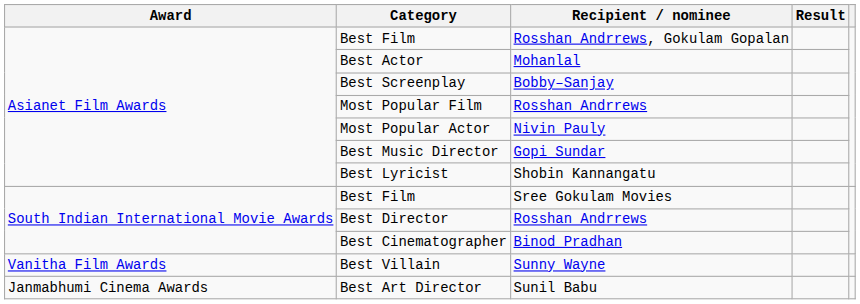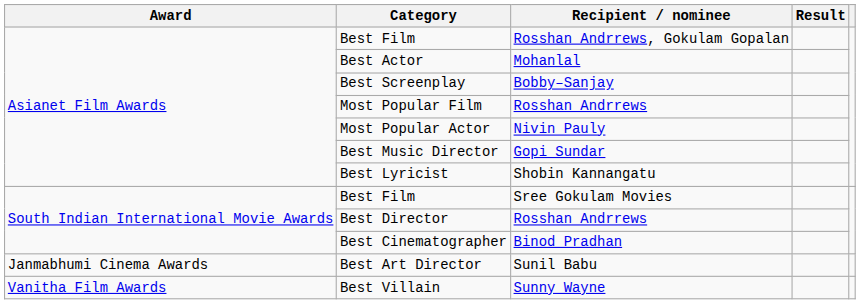rows swapped: (390, 265) <-> (411, 288)
